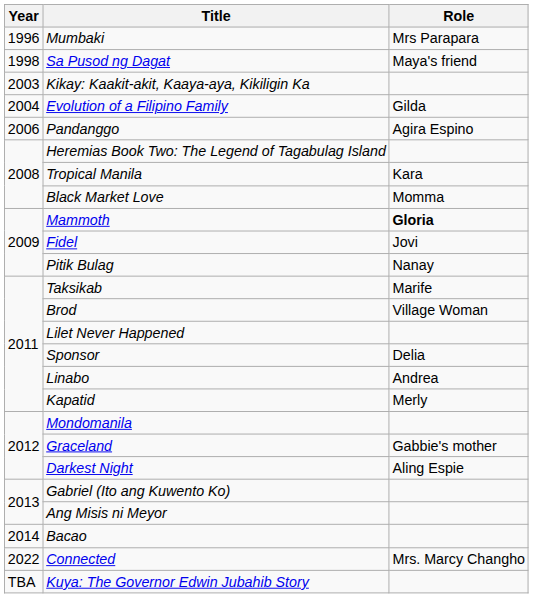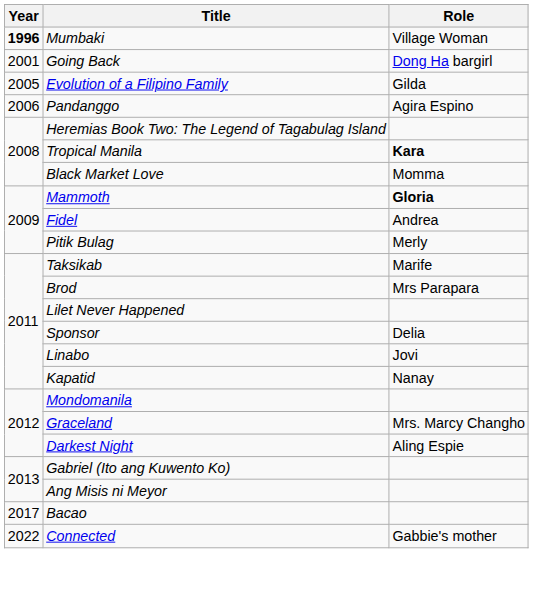(24, 39) normal -> (24, 39) bold
(436, 39) Mrs Parapara -> (440, 39) Village Woman
- row: (108, 61)
+ row: (83, 61)
- row: (178, 84)
(24, 106) 2004 -> (24, 84) 2005
(408, 174) normal -> (408, 152) bold
(405, 242) Jovi -> (416, 220) Andrea
(413, 265) Nanay -> (410, 242) Merly
(440, 310) Village Woman -> (436, 287) Mrs Parapara
(416, 378) Andrea -> (405, 355) Jovi
(410, 400) Merly -> (413, 378) Nanay
(445, 446) Gabbie's mother -> (459, 423) Mrs. Marcy Changho
(24, 536) 2014 -> (24, 514) 2017
(459, 559) Mrs. Marcy Changho -> (445, 536) Gabbie's mother
- row: (178, 581)
